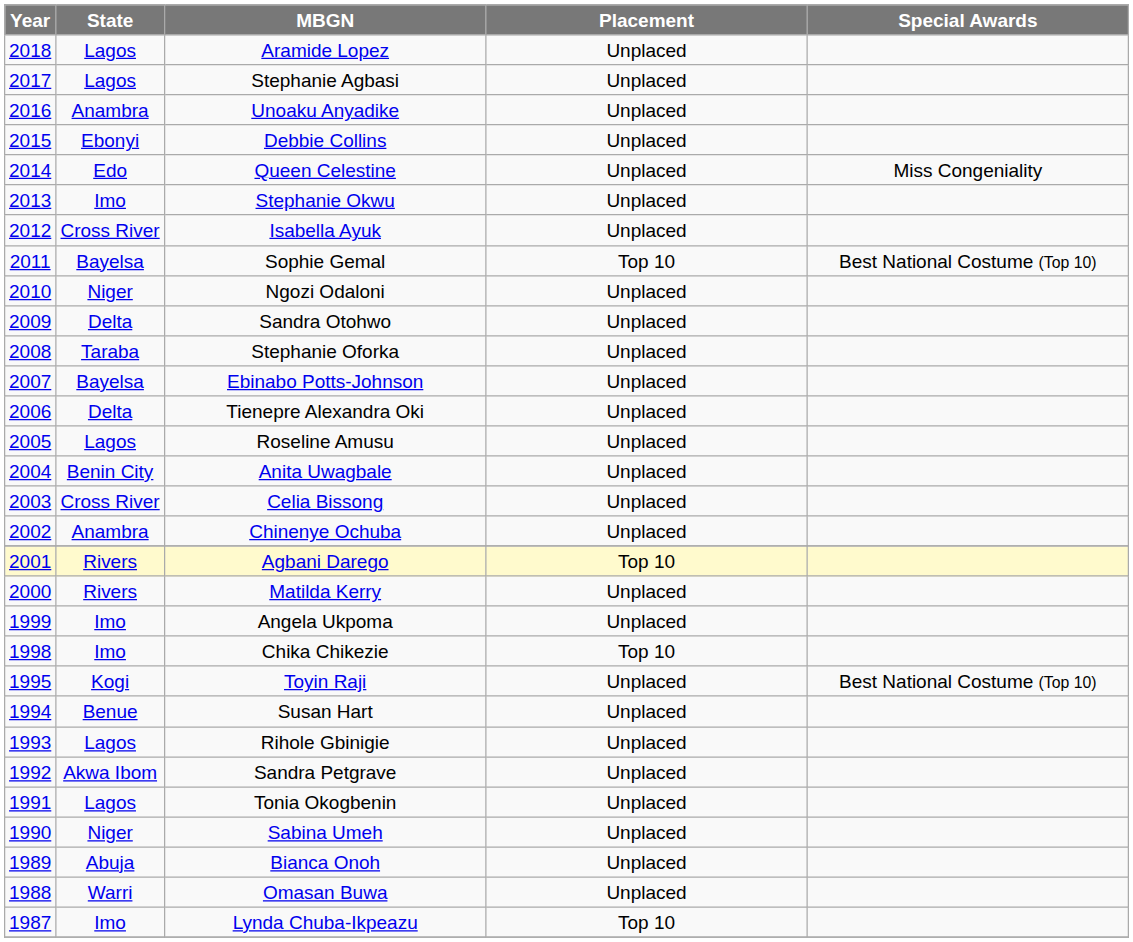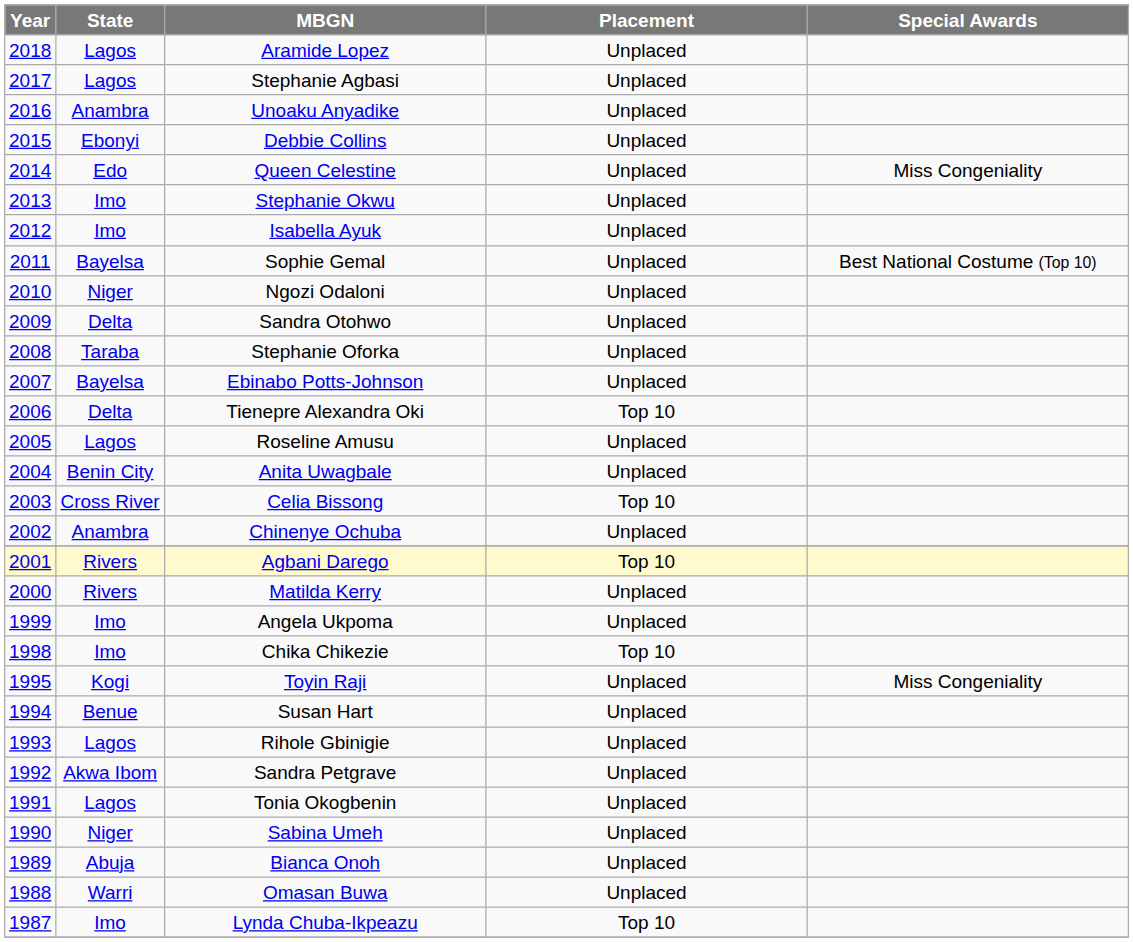(110, 230) Cross River -> (110, 230) Imo
(647, 260) Top 10 -> (647, 260) Unplaced
(647, 411) Unplaced -> (647, 411) Top 10
(647, 501) Unplaced -> (647, 501) Top 10
(968, 682) Best National Costume (Top 10) -> (968, 682) Miss Congeniality
